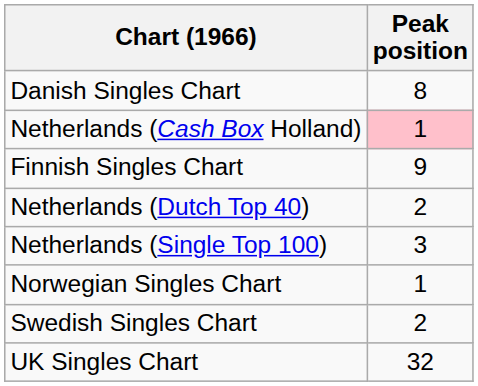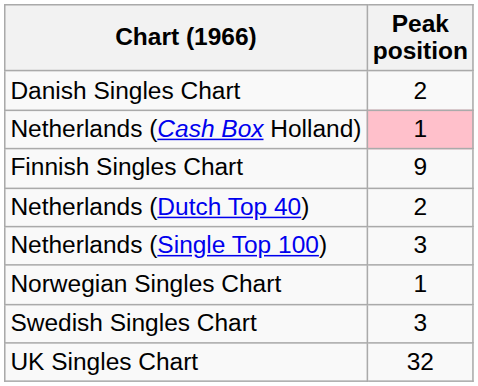(420, 90) 8 -> (420, 90) 2
(420, 323) 2 -> (420, 323) 3
